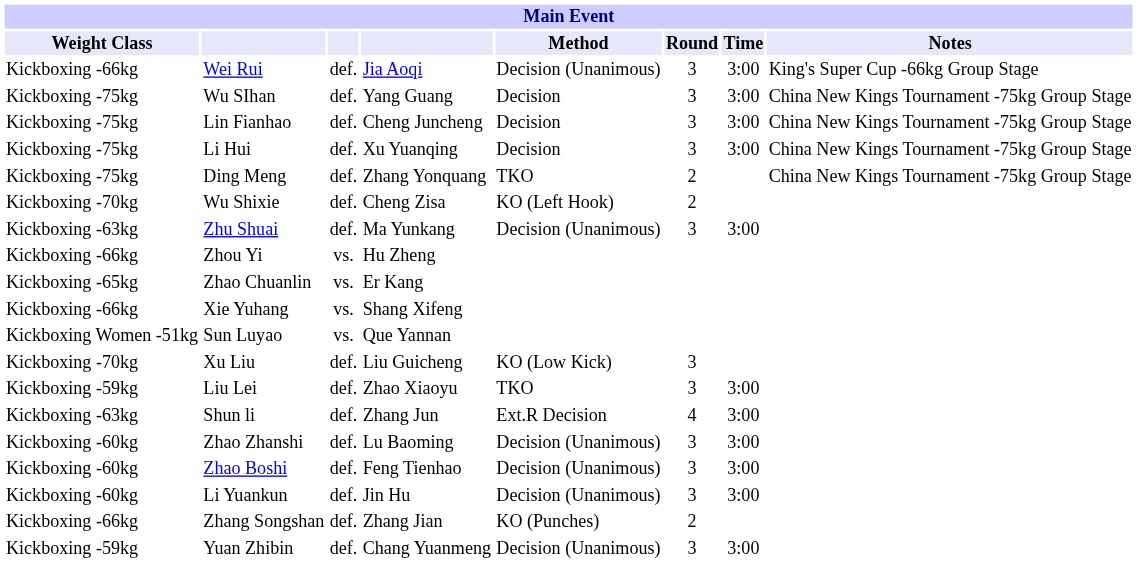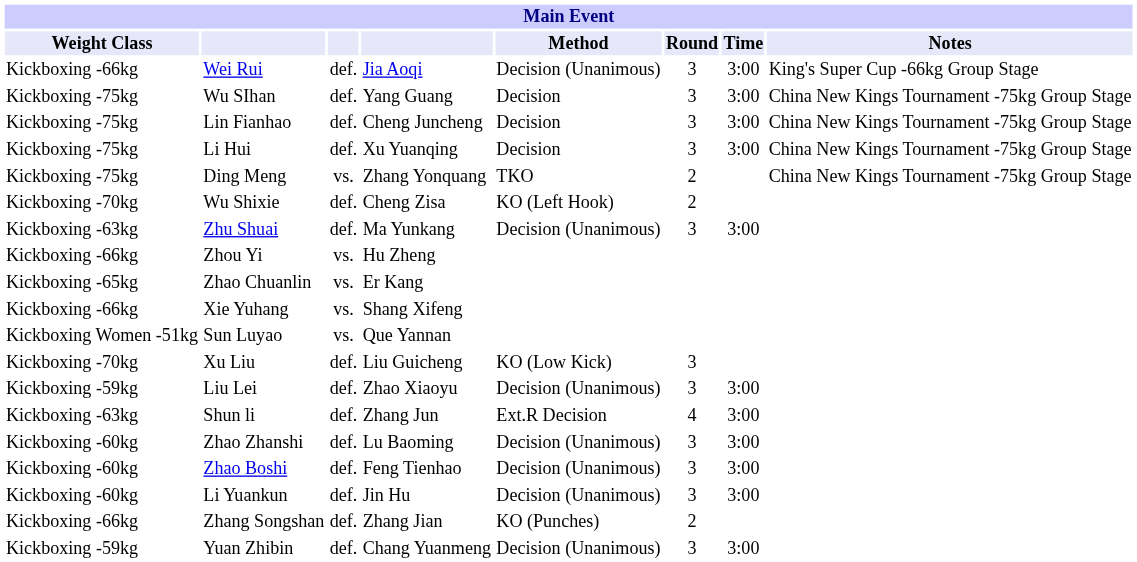(344, 176) def. -> (344, 176) vs.
(515, 388) TKO -> (578, 388) Decision (Unanimous)
